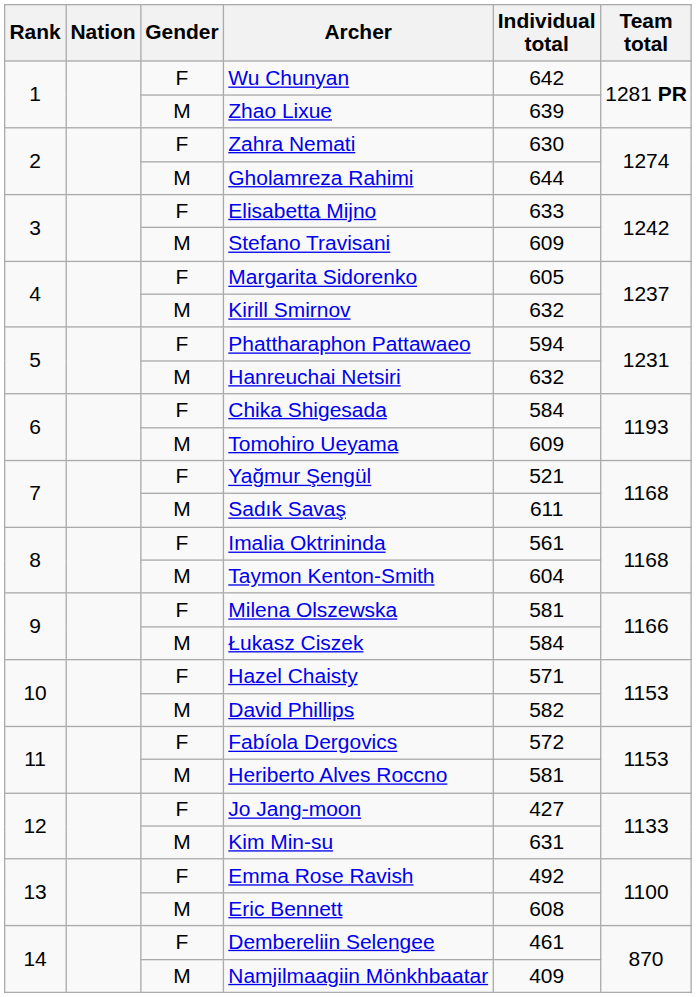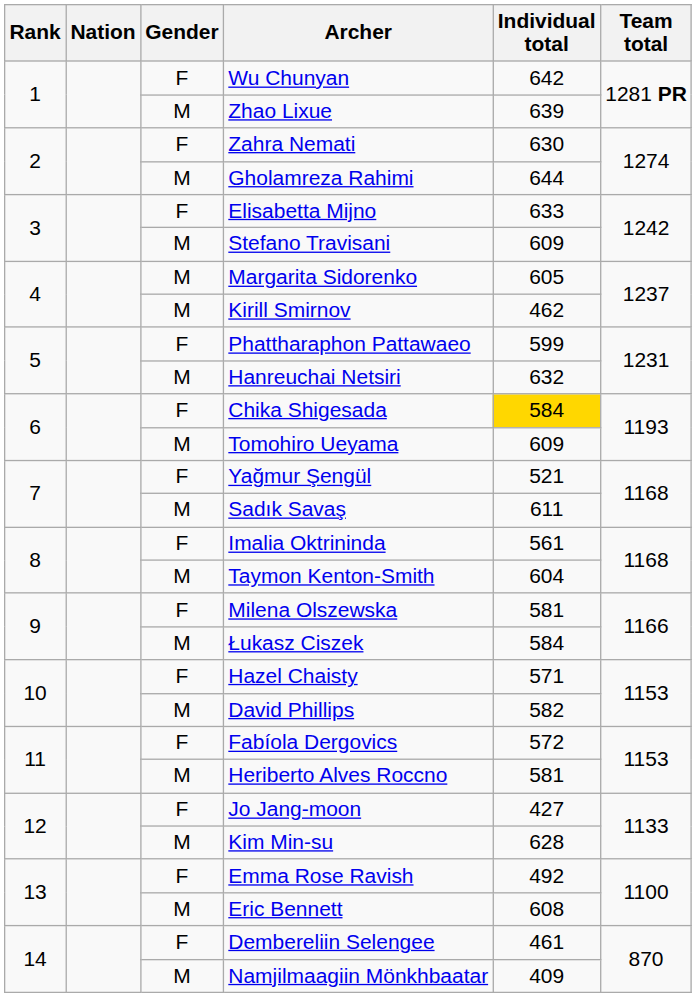(182, 277) F -> (182, 277) M
(547, 310) 632 -> (547, 310) 462
(547, 343) 594 -> (547, 343) 599
(547, 410) no background -> (547, 410) gold background
(547, 842) 631 -> (547, 842) 628
